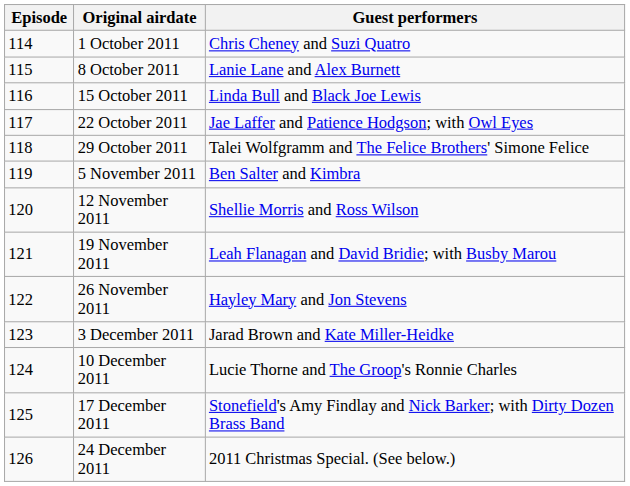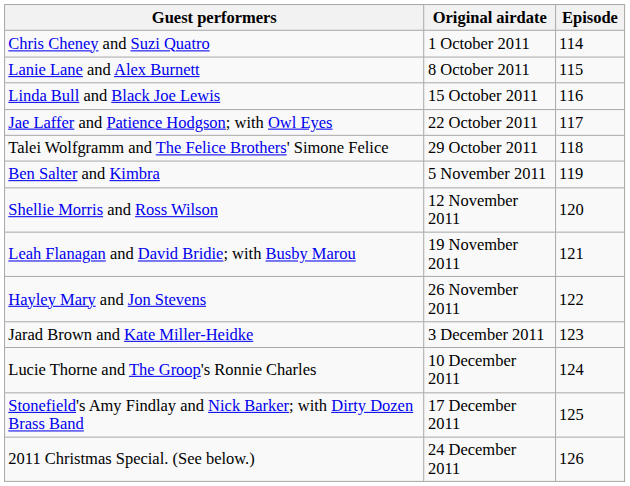columns swapped: (39, 17) <-> (415, 17)
